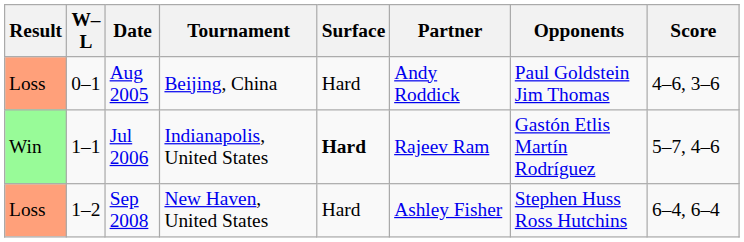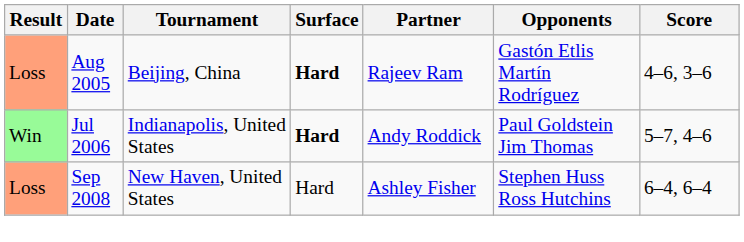- column: (86, 30)
(341, 83) normal -> (317, 72) bold
(427, 83) Andy Roddick -> (415, 72) Rajeev Ram
(572, 83) Paul Goldstein Jim Thomas -> (546, 72) Gastón Etlis Martín Rodríguez
(442, 146) Rajeev Ram -> (424, 135) Andy Roddick
(562, 146) Gastón Etlis Martín Rodríguez -> (556, 135) Paul Goldstein Jim Thomas
